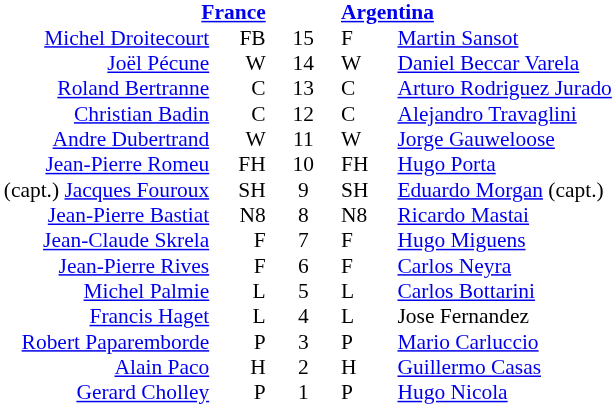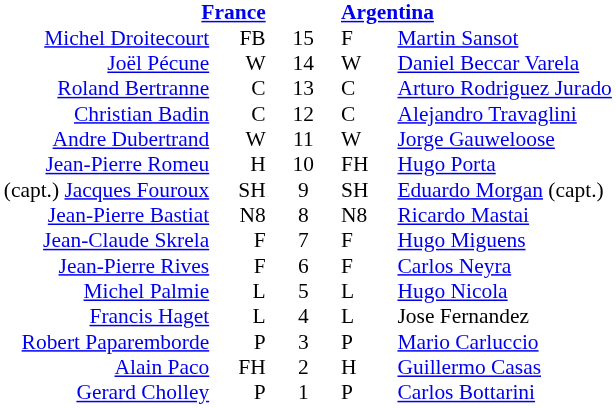(252, 164) FH -> (258, 164) H
(466, 291) Carlos Bottarini -> (453, 291) Hugo Nicola
(258, 367) H -> (252, 367) FH
(453, 392) Hugo Nicola -> (466, 392) Carlos Bottarini
